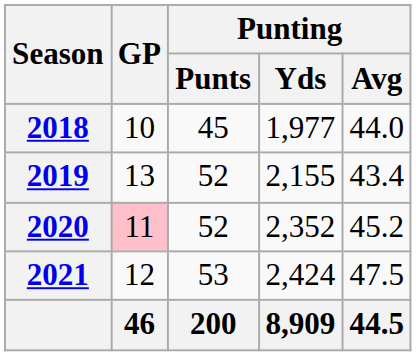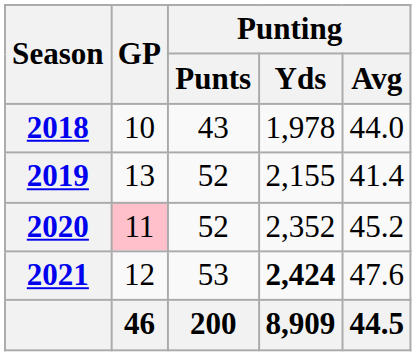(213, 127) 45 -> (213, 127) 43
(300, 127) 1,977 -> (300, 127) 1,978
(377, 176) 43.4 -> (377, 176) 41.4
(300, 275) normal -> (300, 275) bold
(377, 275) 47.5 -> (377, 275) 47.6
